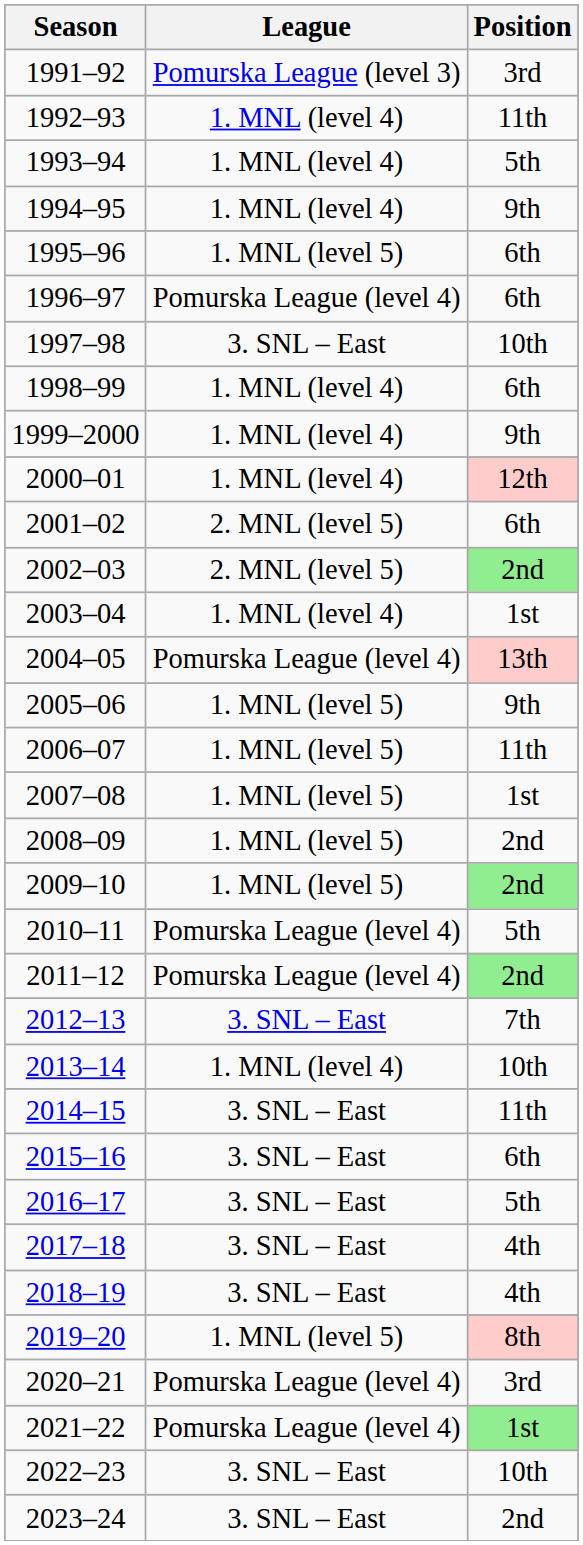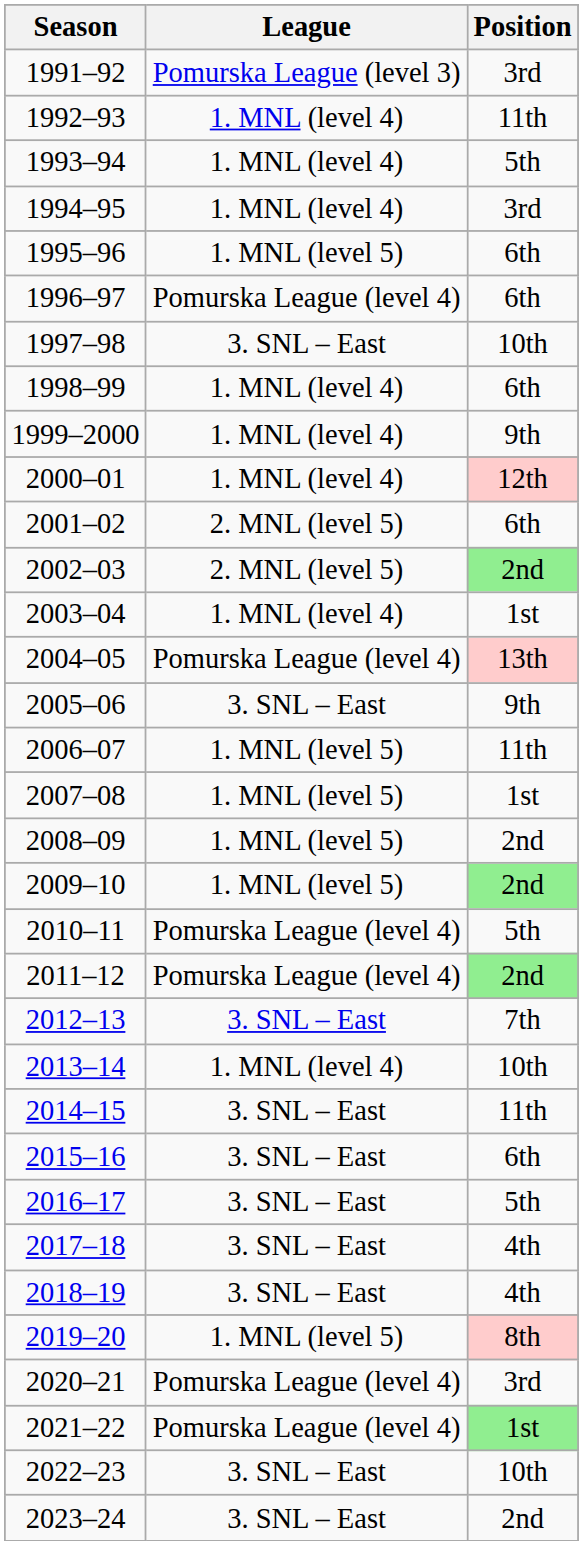(523, 207) 9th -> (523, 207) 3rd
(307, 704) 1. MNL (level 5) -> (307, 704) 3. SNL – East
